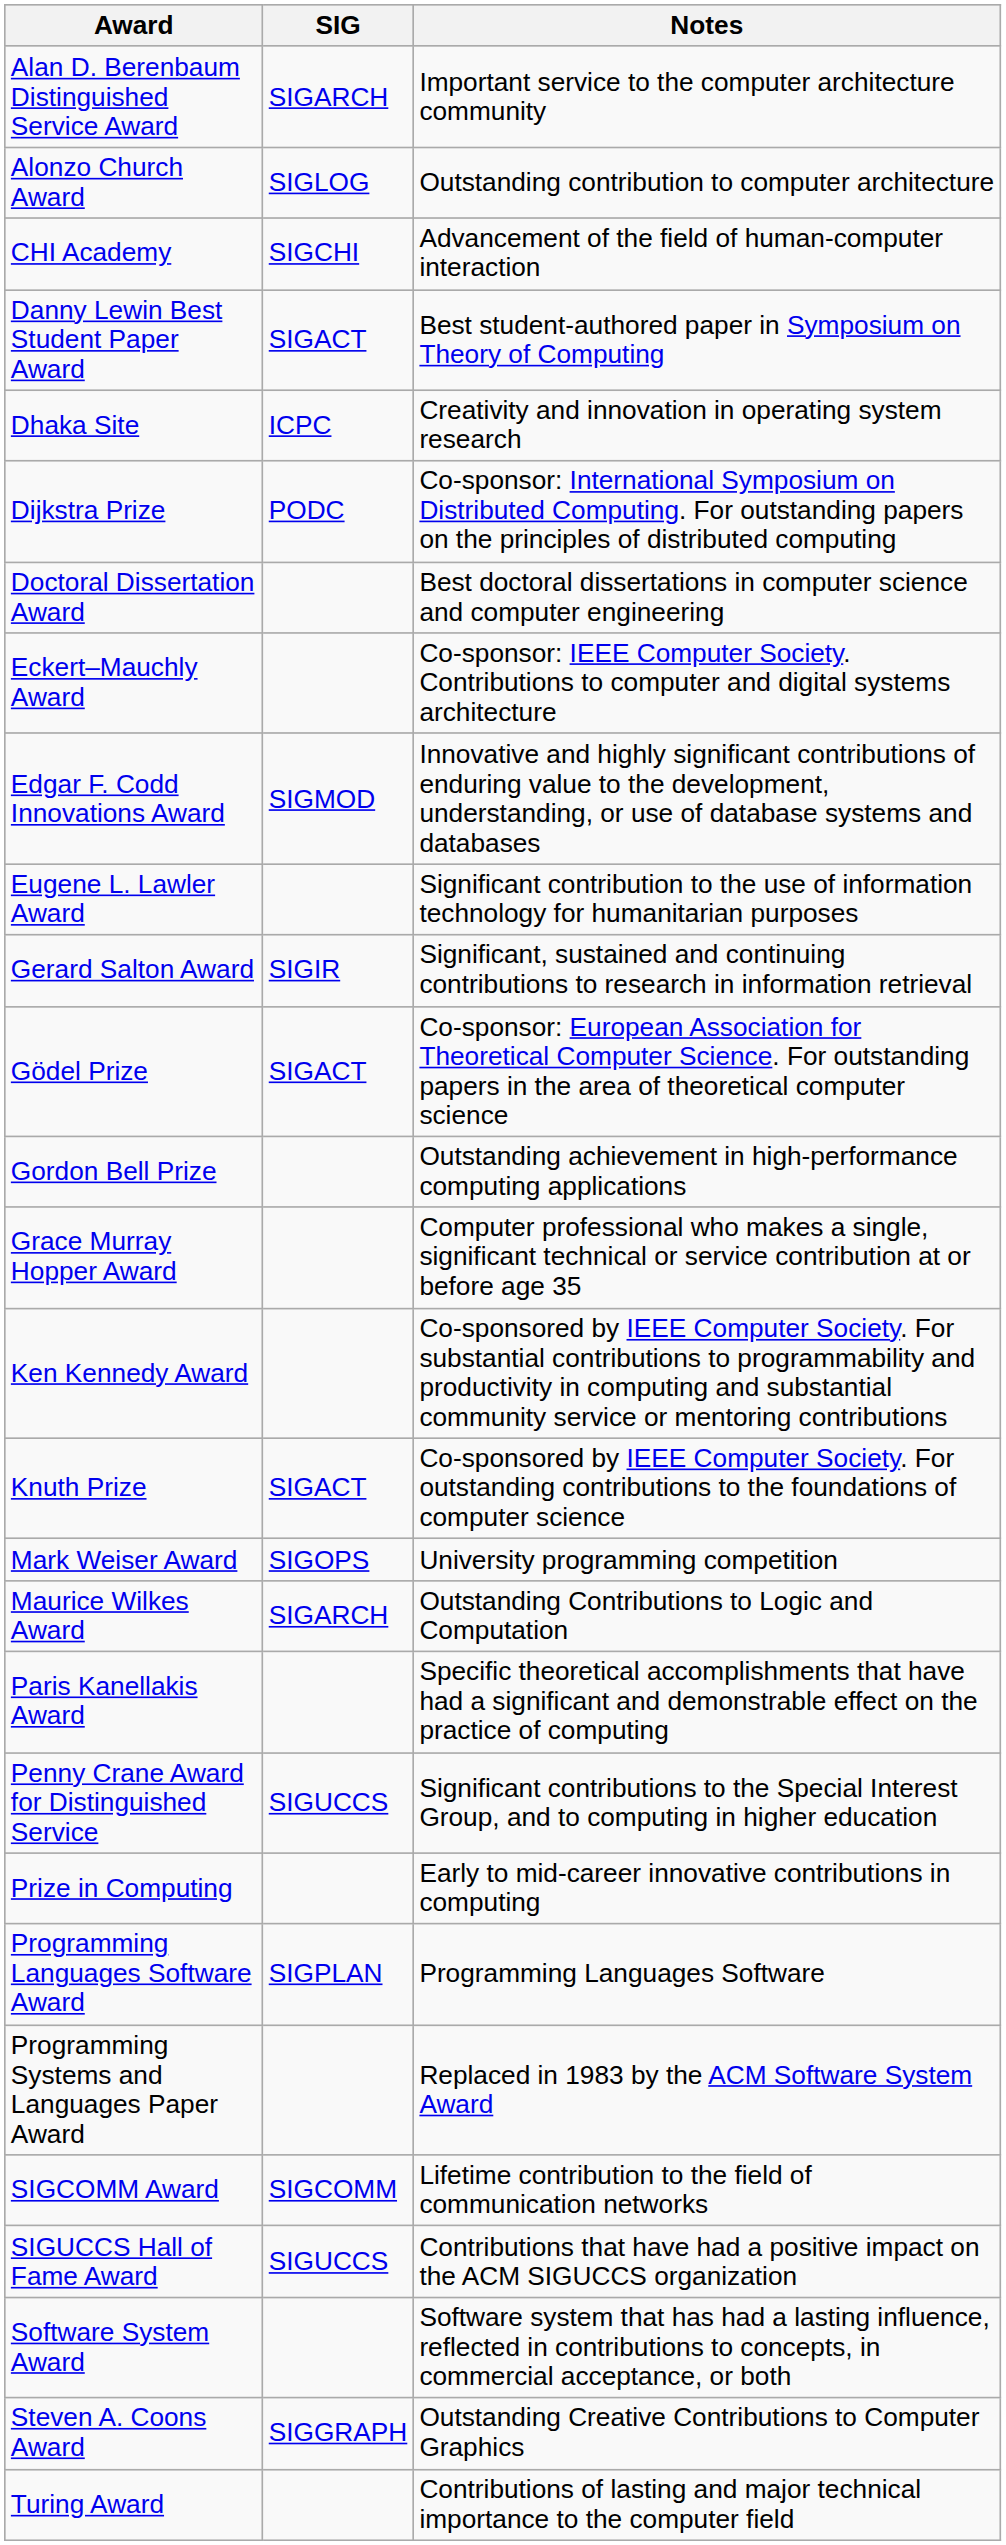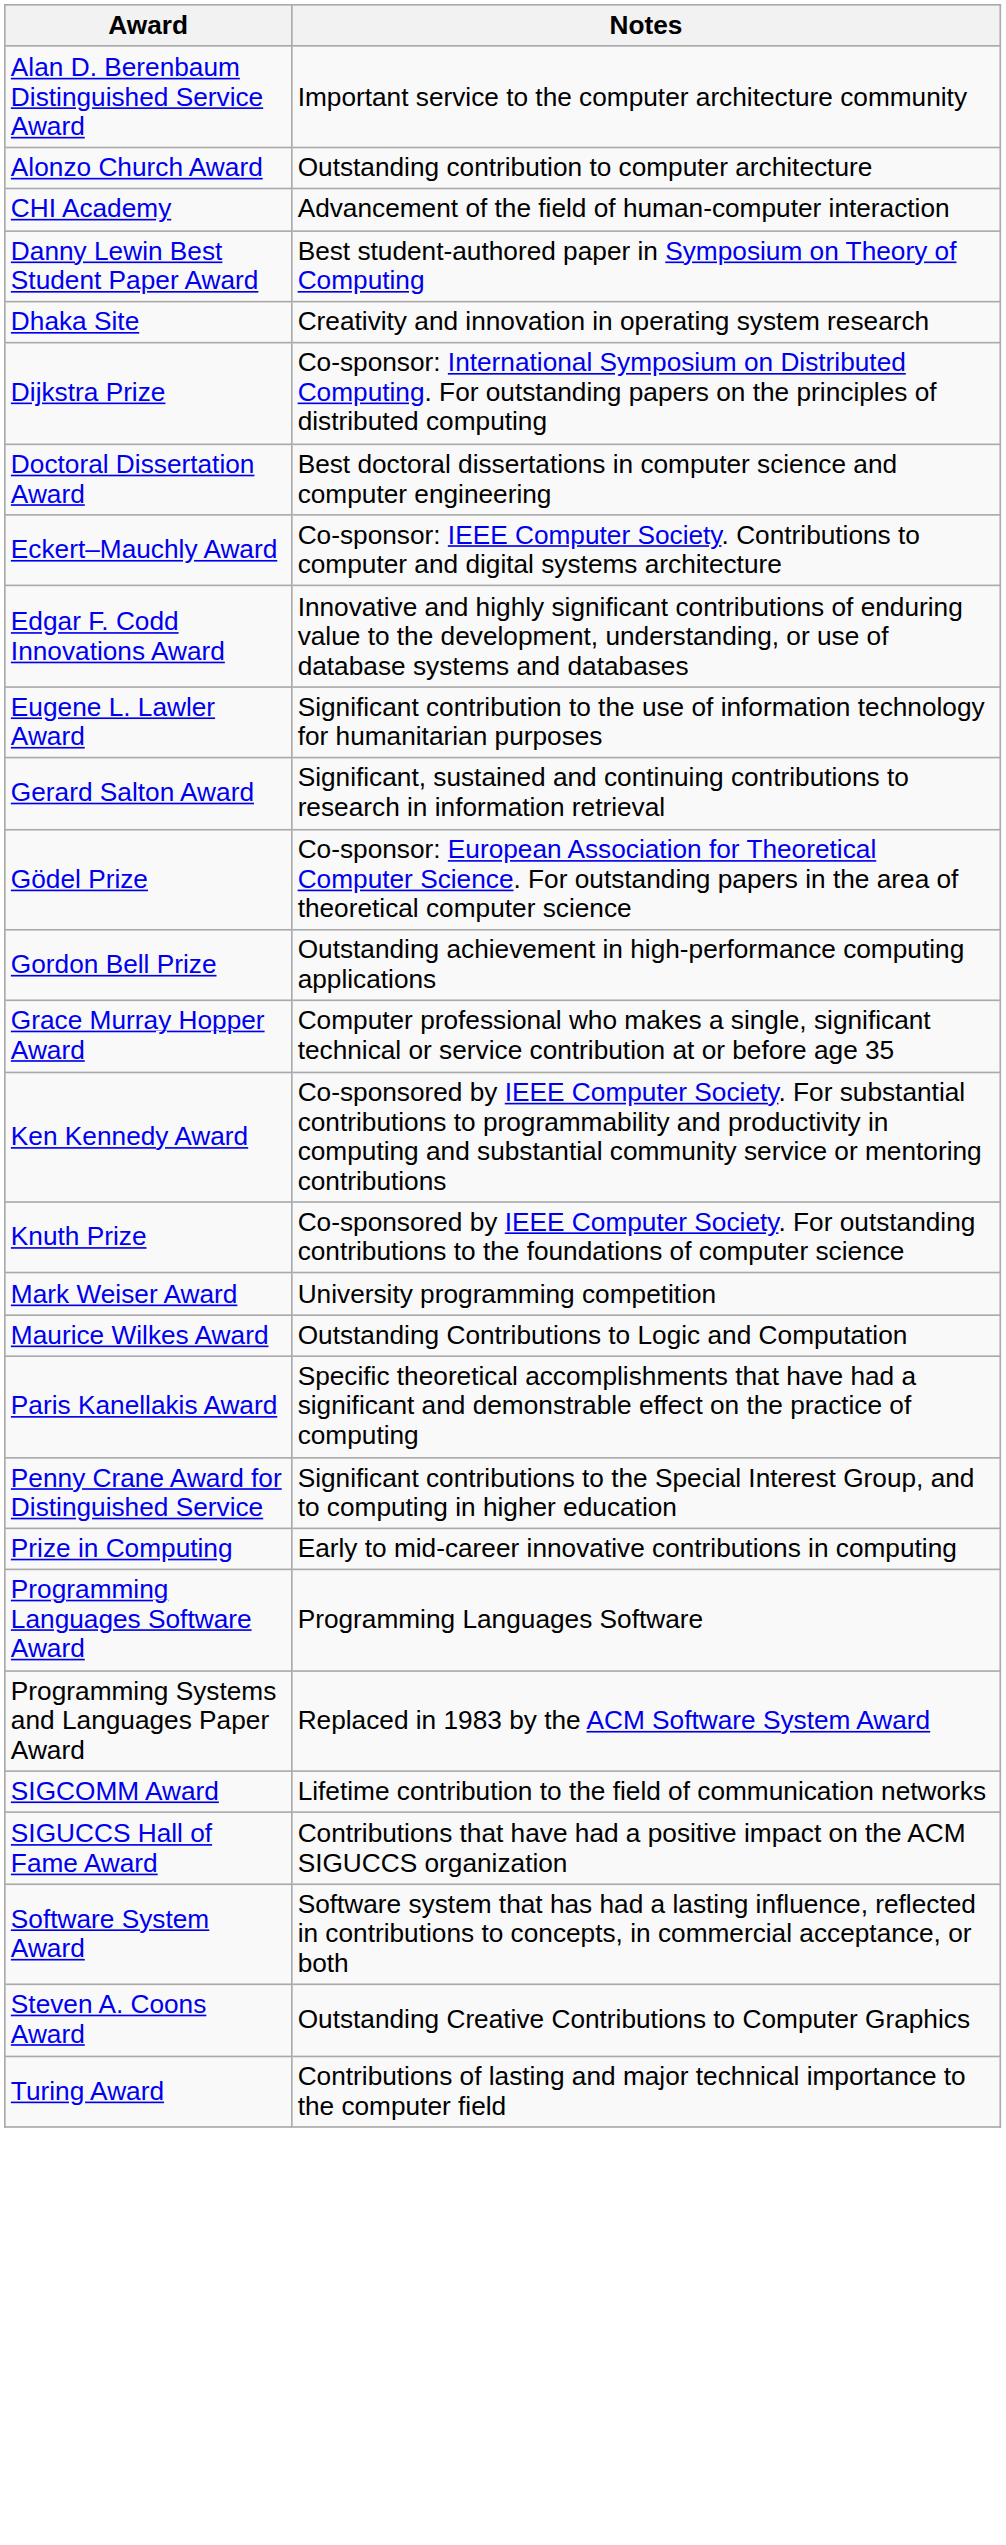- column: (338, 25)
